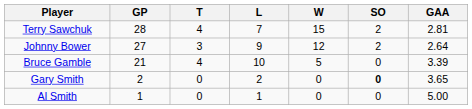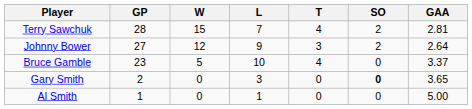columns swapped: (319, 12) <-> (200, 12)
(140, 63) 21 -> (140, 63) 23
(438, 63) 3.39 -> (438, 63) 3.37
(259, 79) 2 -> (259, 79) 3
